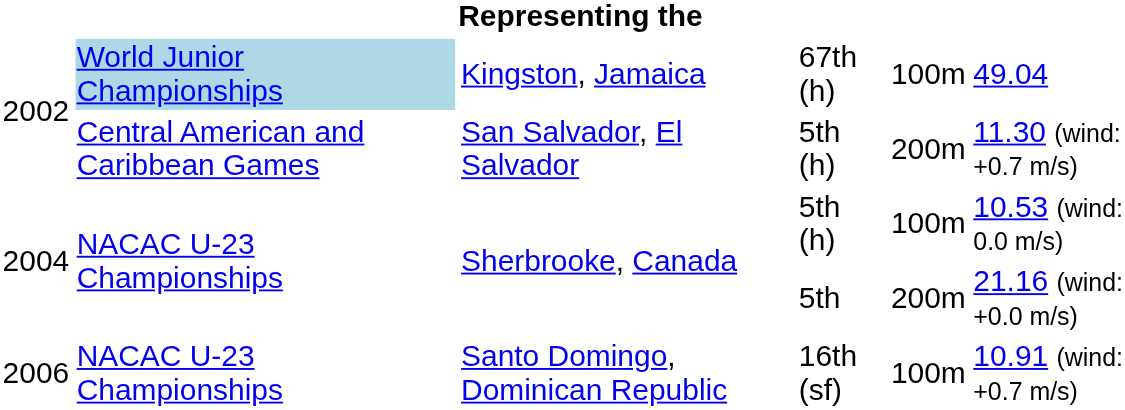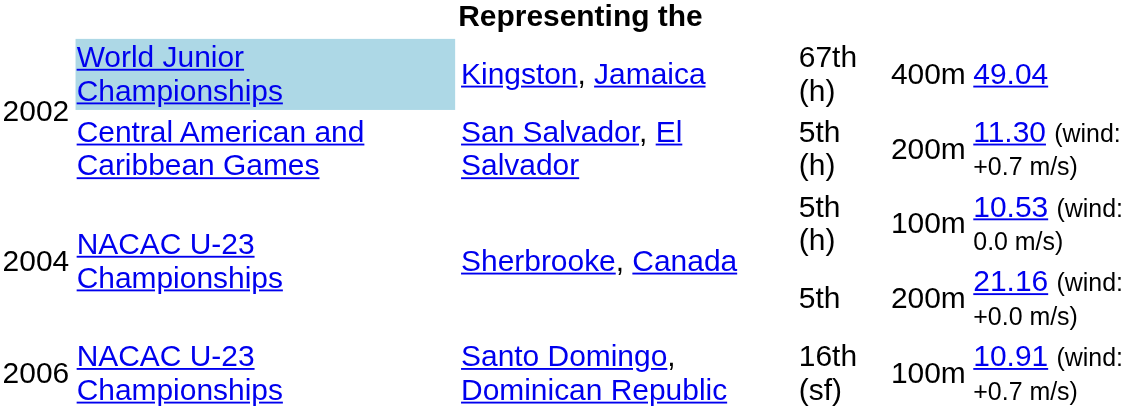(928, 73) 100m -> (928, 73) 400m
